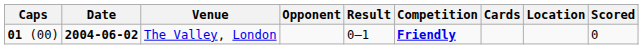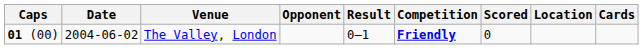columns swapped: (613, 14) <-> (502, 14)
(101, 34) bold -> (101, 34) normal
